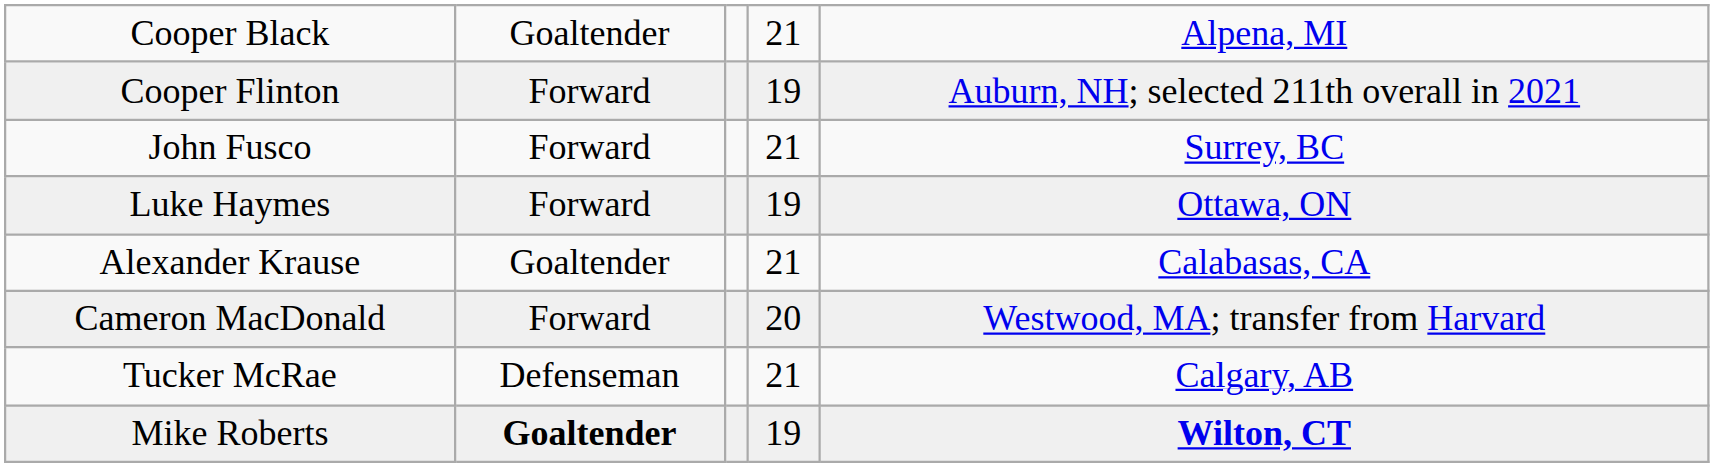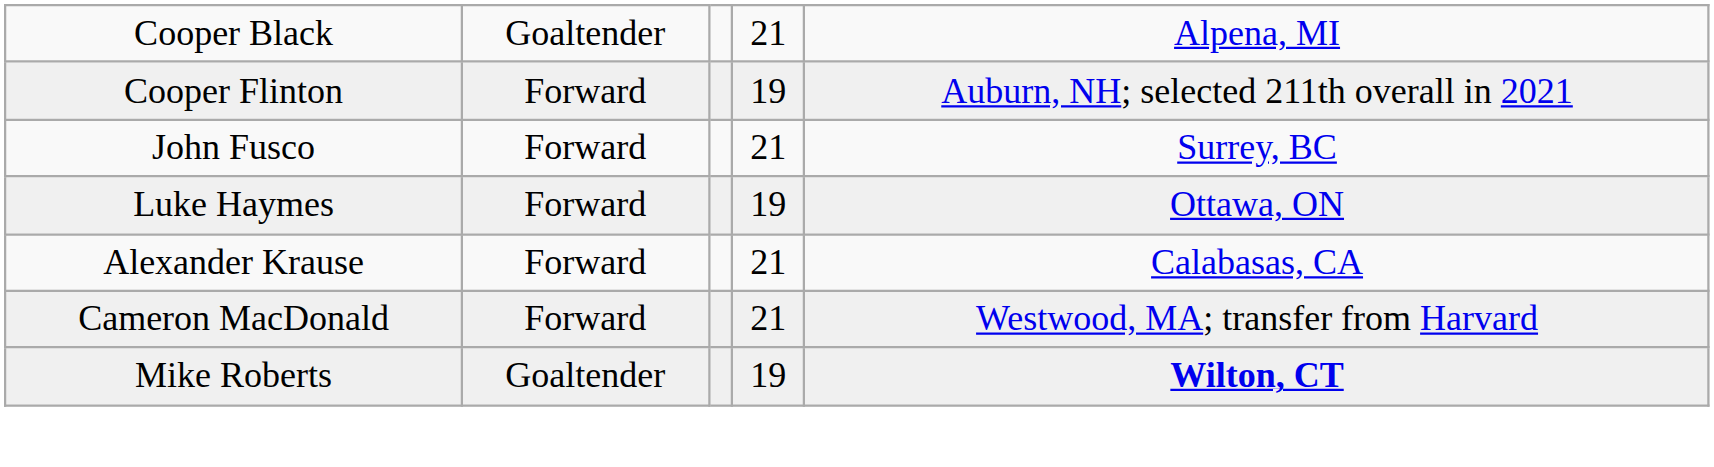(590, 261) Goaltender -> (585, 261) Forward
(783, 318) 20 -> (768, 318) 21
- row: (230, 375)
(590, 432) bold -> (585, 375) normal
